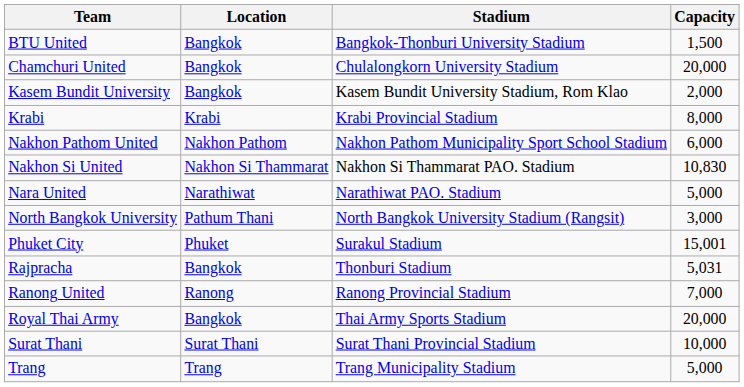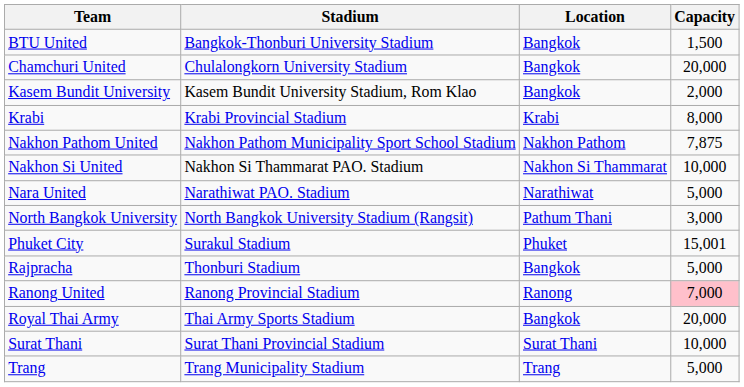columns swapped: (256, 17) <-> (501, 17)
(705, 142) 6,000 -> (705, 142) 7,875
(705, 167) 10,830 -> (705, 167) 10,000
(705, 268) 5,031 -> (705, 268) 5,000
(705, 293) no background -> (705, 293) pink background
